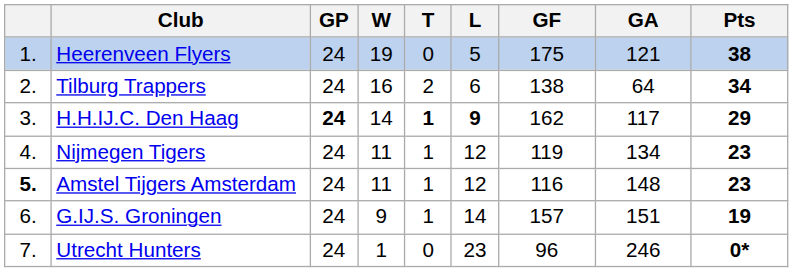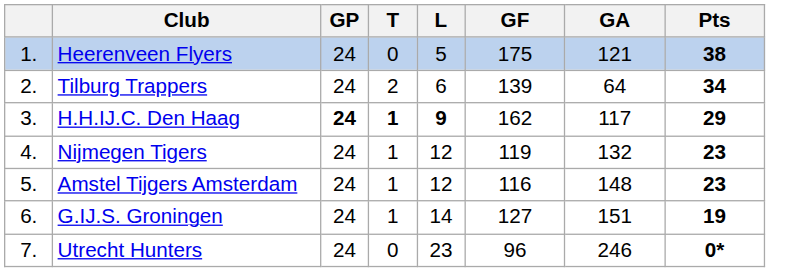- column: (381, 20)
(547, 86) 138 -> (515, 86) 139
(643, 151) 134 -> (615, 151) 132
(28, 184) bold -> (29, 184) normal
(547, 217) 157 -> (515, 217) 127
